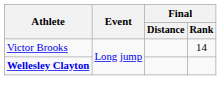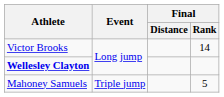+ row: (47, 84)
